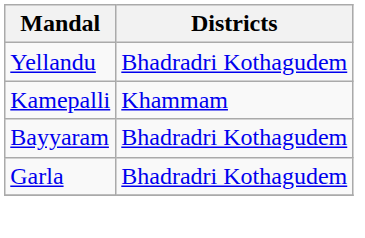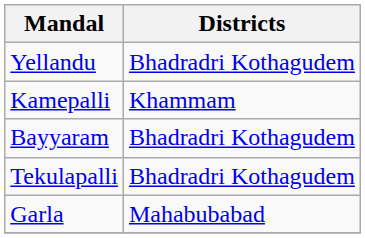+ row: (64, 175)
(234, 175) Bhadradri Kothagudem -> (197, 213) Mahabubabad
